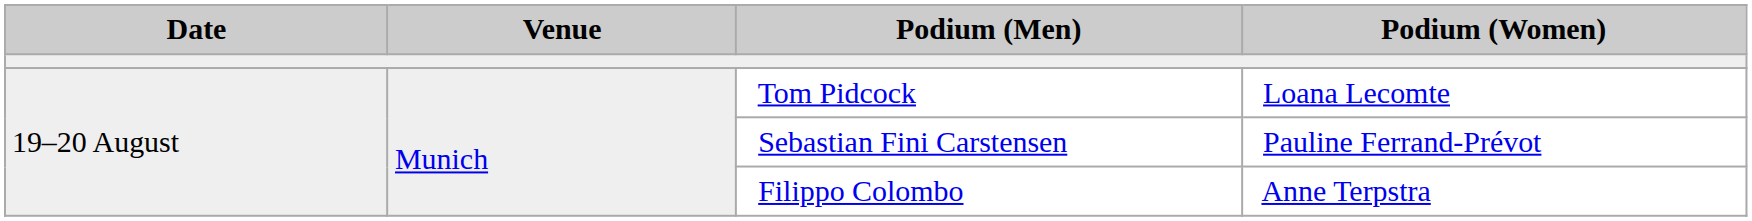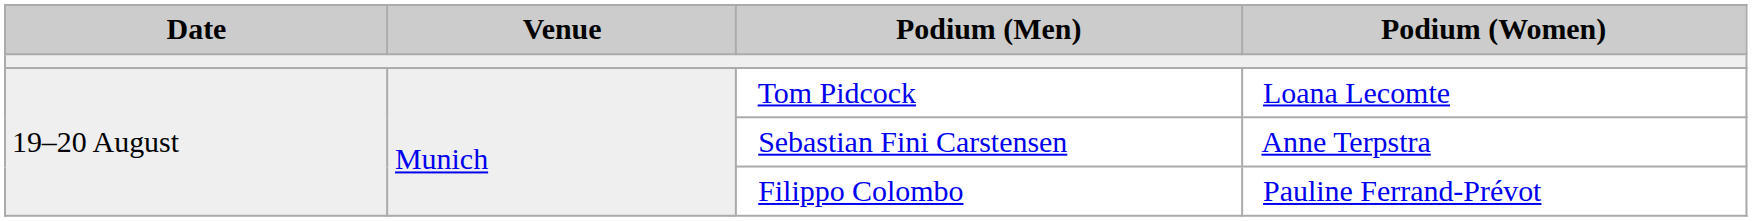(1395, 142) Pauline Ferrand-Prévot -> (1339, 142) Anne Terpstra
(1339, 191) Anne Terpstra -> (1395, 191) Pauline Ferrand-Prévot
